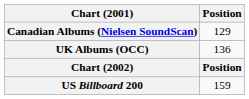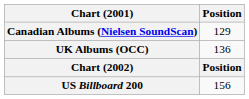(222, 85) 159 -> (222, 85) 156
